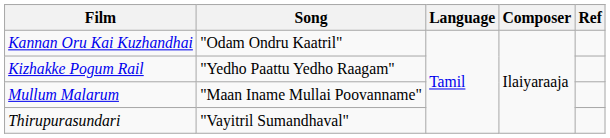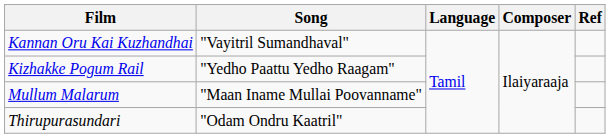(271, 43) "Odam Ondru Kaatril" -> (275, 43) "Vayitril Sumandhaval"
(275, 120) "Vayitril Sumandhaval" -> (271, 120) "Odam Ondru Kaatril"
